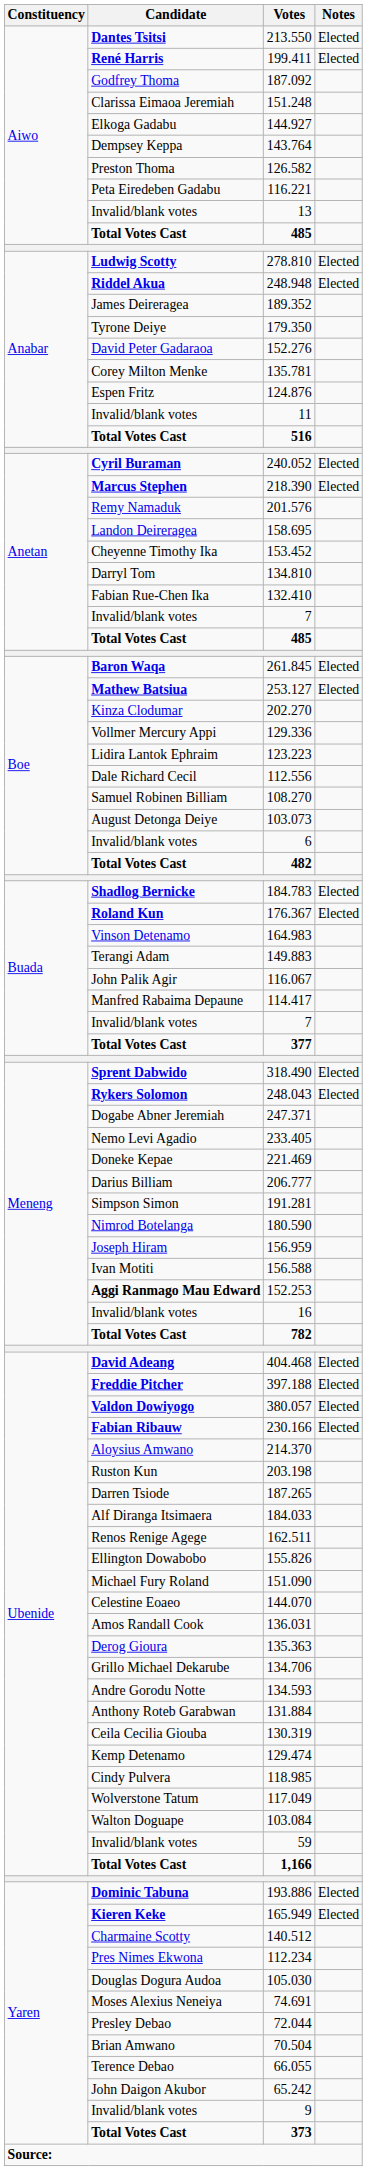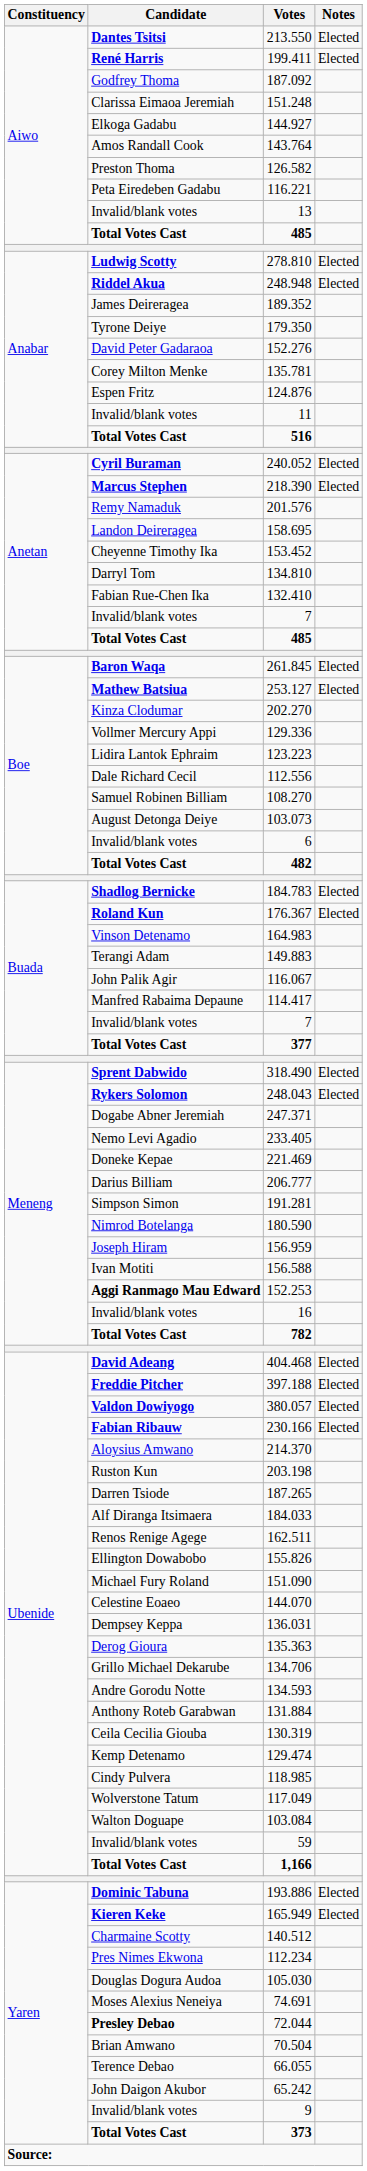(137, 146) Dempsey Keppa -> (147, 146) Amos Randall Cook
(147, 1624) Amos Randall Cook -> (137, 1624) Dempsey Keppa
(131, 2023) normal -> (133, 2023) bold
